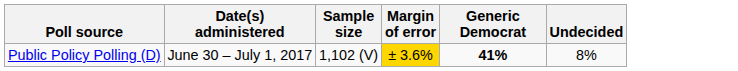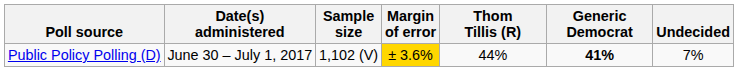+ column: (493, 24)
(586, 55) 8% -> (693, 55) 7%
